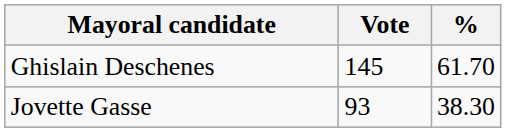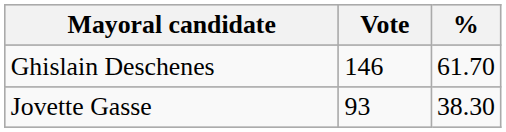(364, 65) 145 -> (364, 65) 146
